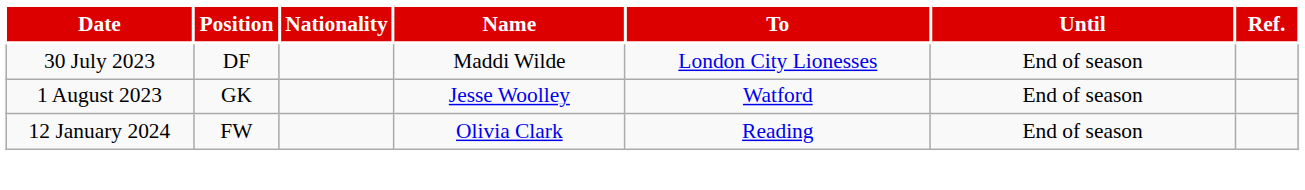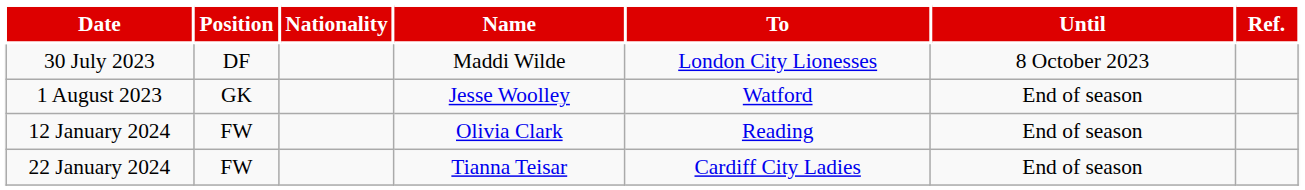(1083, 60) End of season -> (1082, 60) 8 October 2023
+ row: (99, 167)
